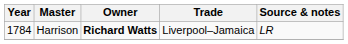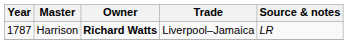(19, 30) 1784 -> (19, 30) 1787
